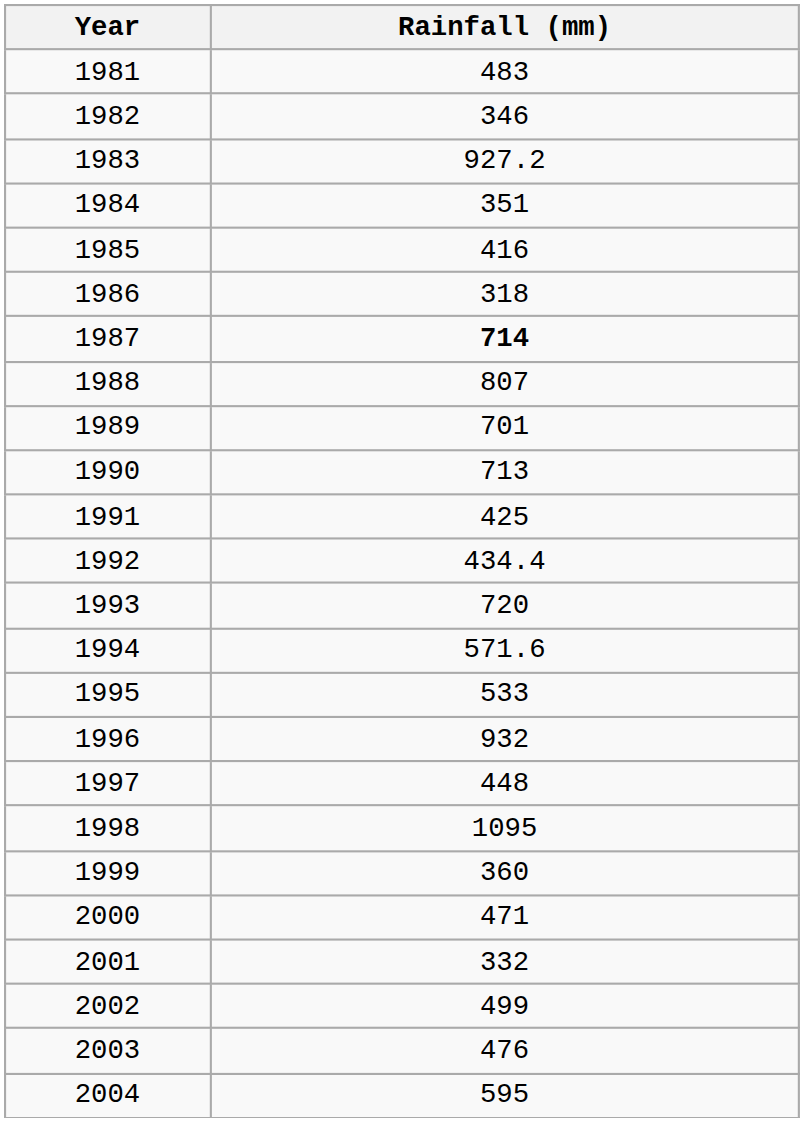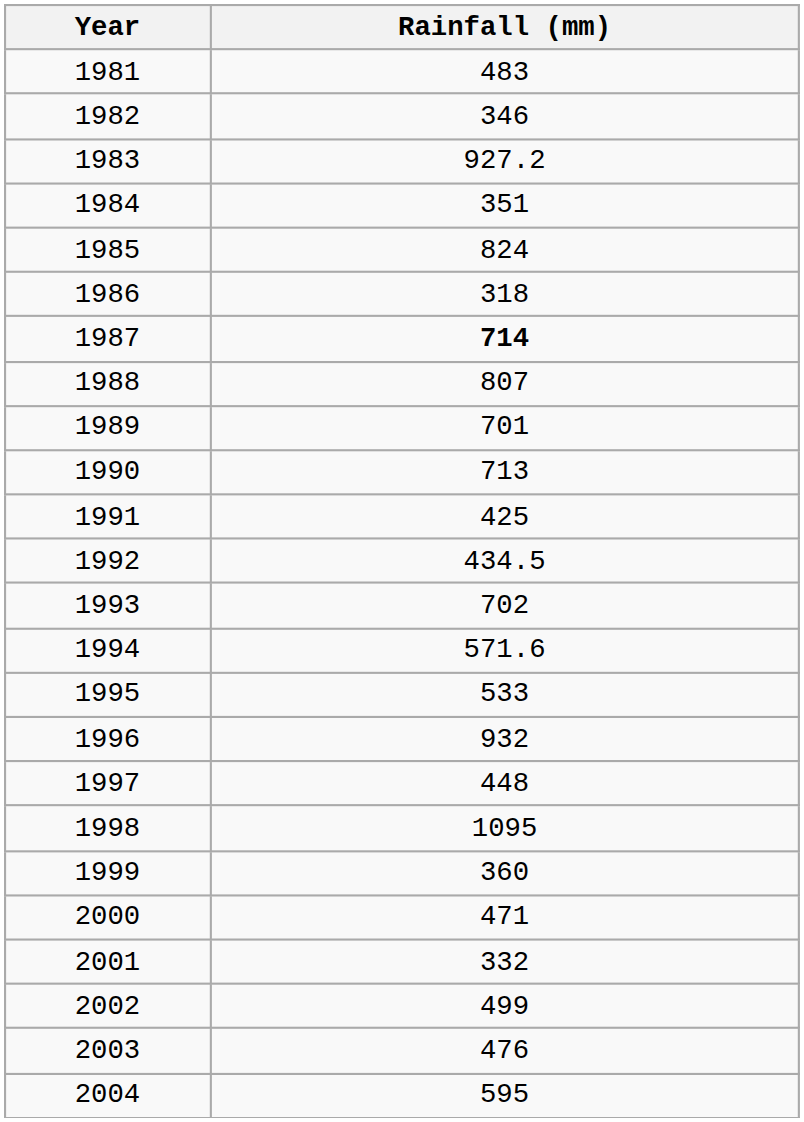(505, 250) 416 -> (505, 250) 824
(505, 561) 434.4 -> (505, 561) 434.5
(505, 606) 720 -> (505, 606) 702
